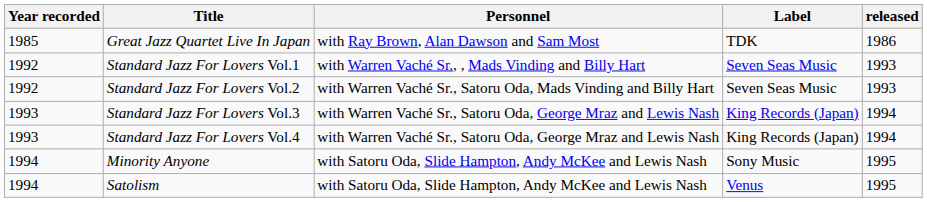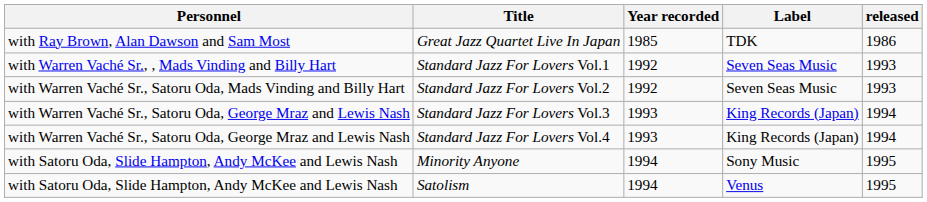columns swapped: (54, 16) <-> (518, 16)
